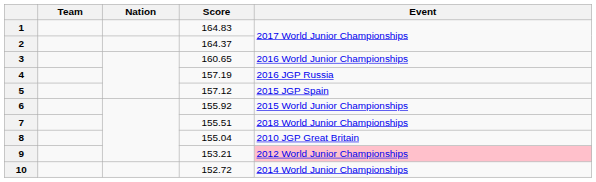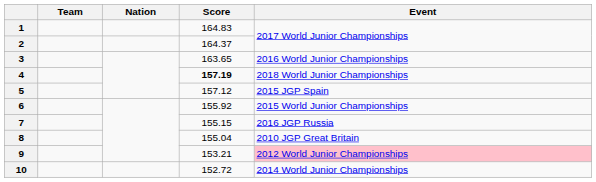(217, 59) 160.65 -> (217, 59) 163.65
(217, 75) normal -> (217, 75) bold
(295, 75) 2016 JGP Russia -> (332, 75) 2018 World Junior Championships
(217, 122) 155.51 -> (217, 122) 155.15
(332, 122) 2018 World Junior Championships -> (295, 122) 2016 JGP Russia
